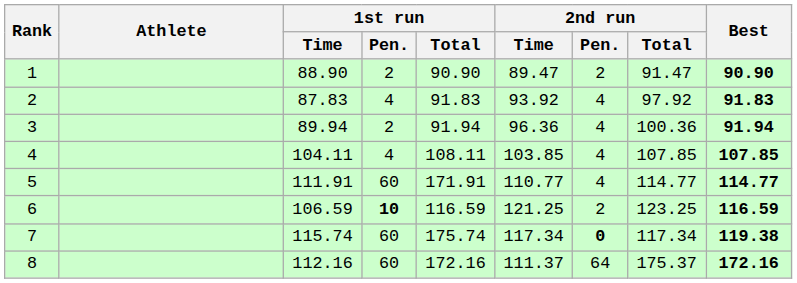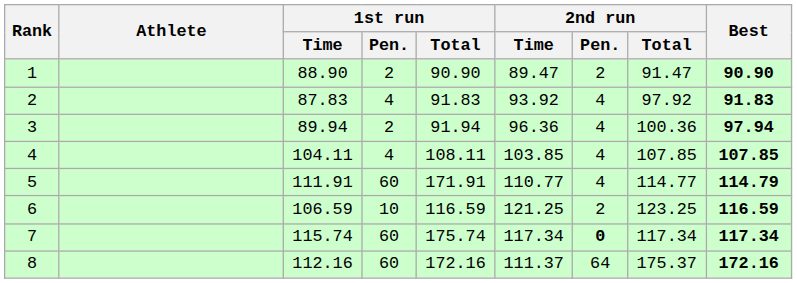(749, 128) 91.94 -> (749, 128) 97.94
(749, 182) 114.77 -> (749, 182) 114.79
(389, 210) bold -> (389, 210) normal
(749, 237) 119.38 -> (749, 237) 117.34
